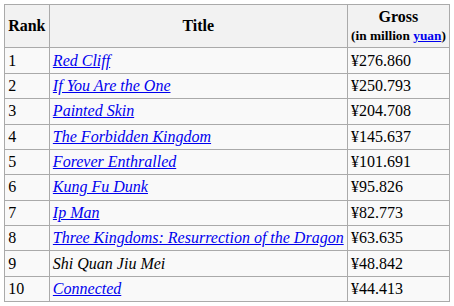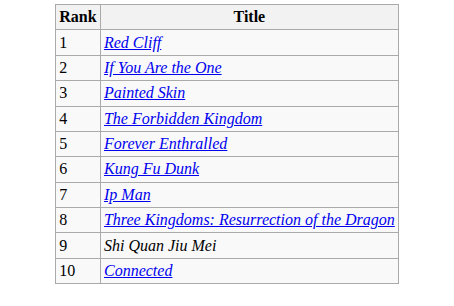- column: (398, 26)
